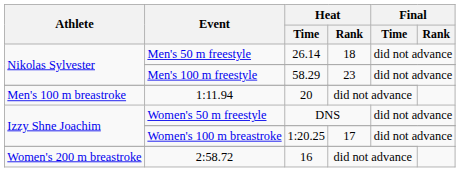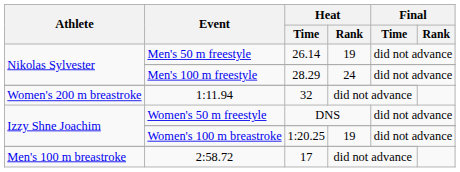(349, 54) 18 -> (349, 54) 19
(306, 75) 58.29 -> (306, 75) 28.29
(349, 75) 23 -> (349, 75) 24
(67, 95) Men's 100 m breastroke -> (74, 95) Women's 200 m breastroke
(306, 95) 20 -> (306, 95) 32
(349, 136) 17 -> (349, 136) 19
(74, 156) Women's 200 m breastroke -> (67, 156) Men's 100 m breastroke
(306, 156) 16 -> (306, 156) 17
